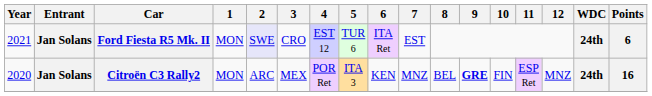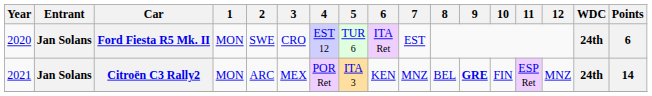(19, 40) 2021 -> (19, 40) 2020
(262, 40) lavender background -> (262, 40) no background
(19, 74) 2020 -> (19, 74) 2021
(628, 74) 16 -> (628, 74) 14
